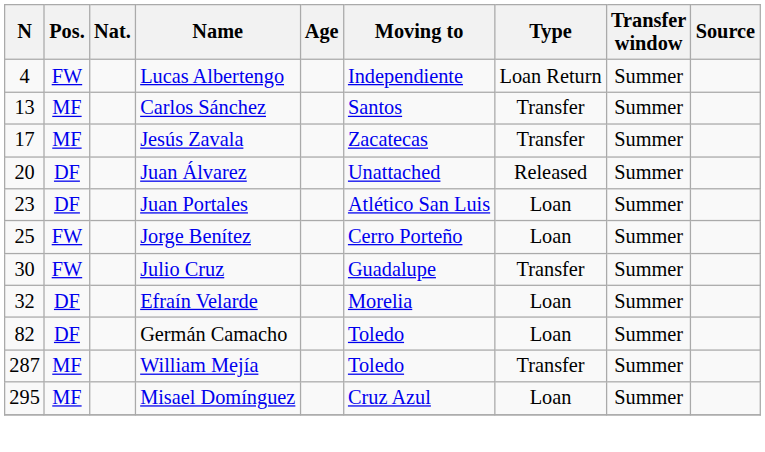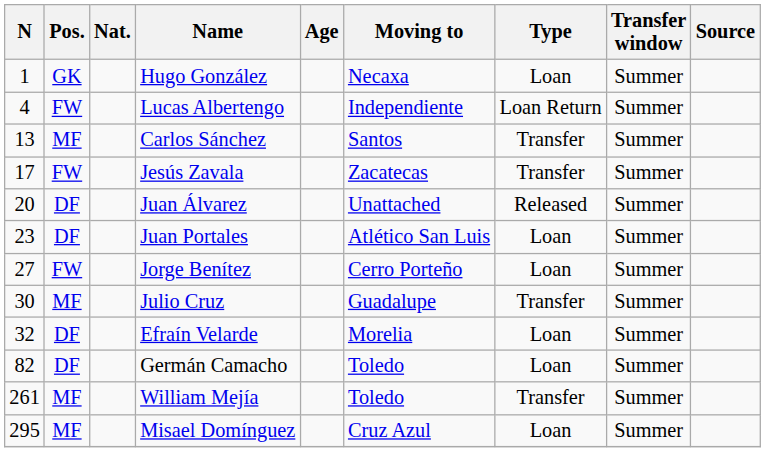+ row: (204, 75)
(67, 140) MF -> (67, 172) FW
(25, 236) 25 -> (25, 269) 27
(67, 269) FW -> (67, 301) MF
(25, 365) 287 -> (25, 397) 261
